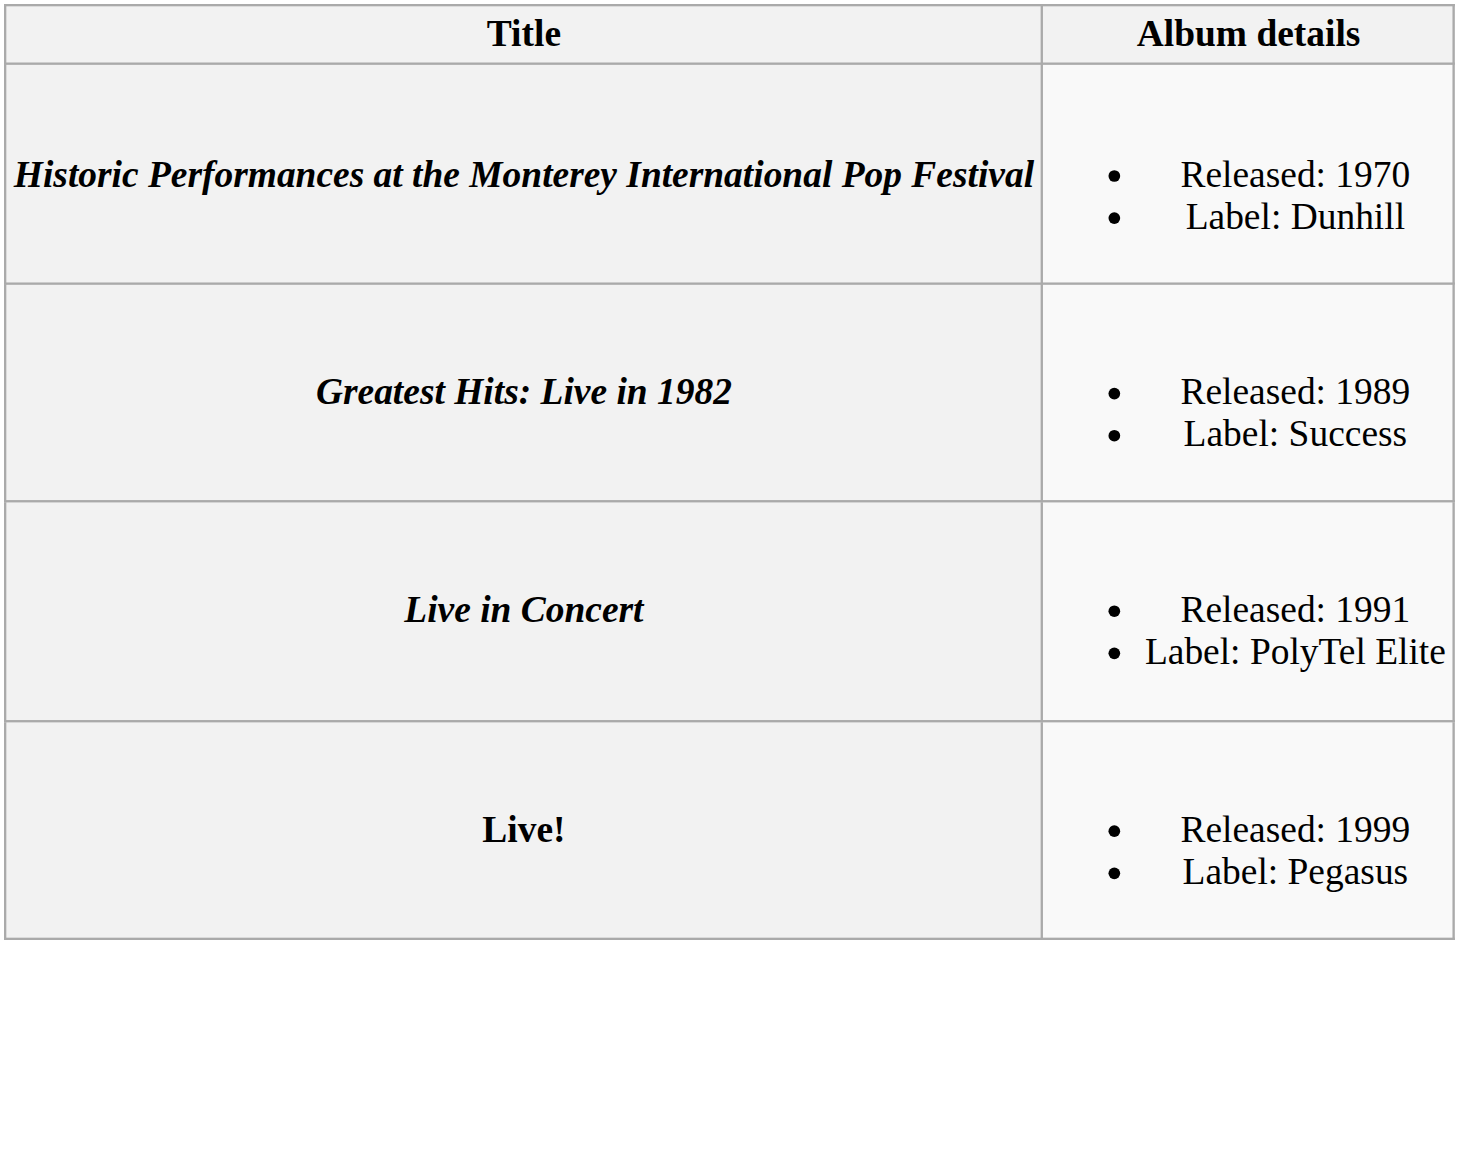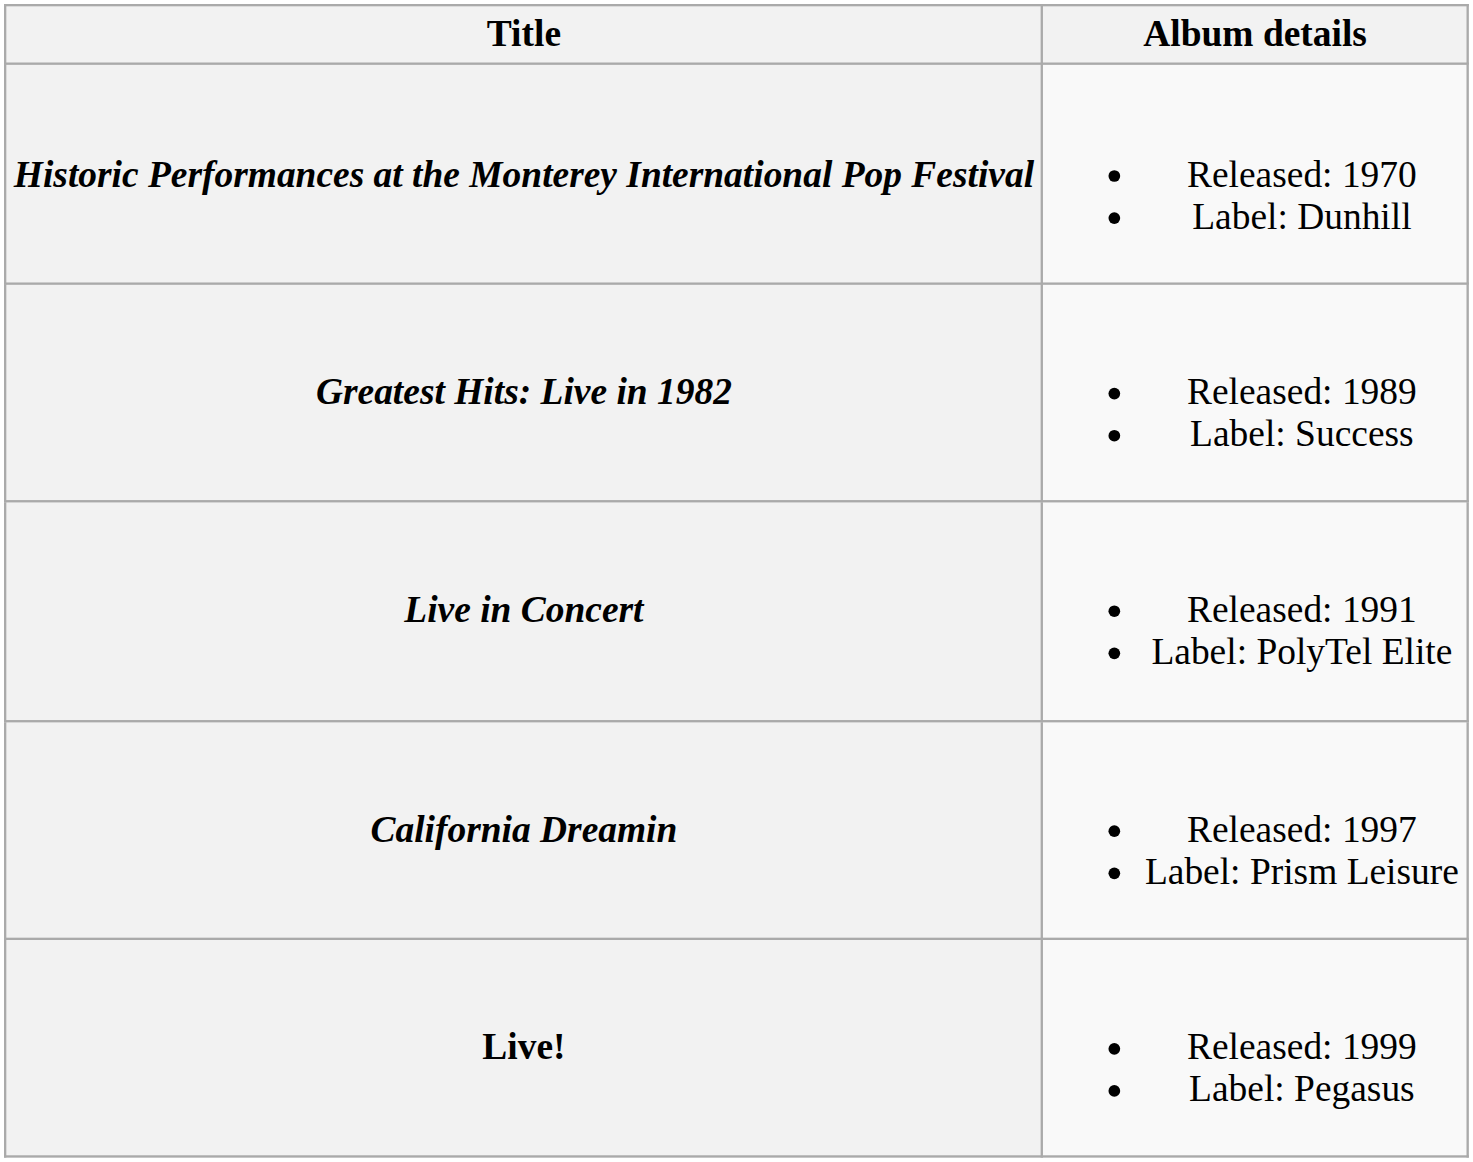+ row: (524, 828)
